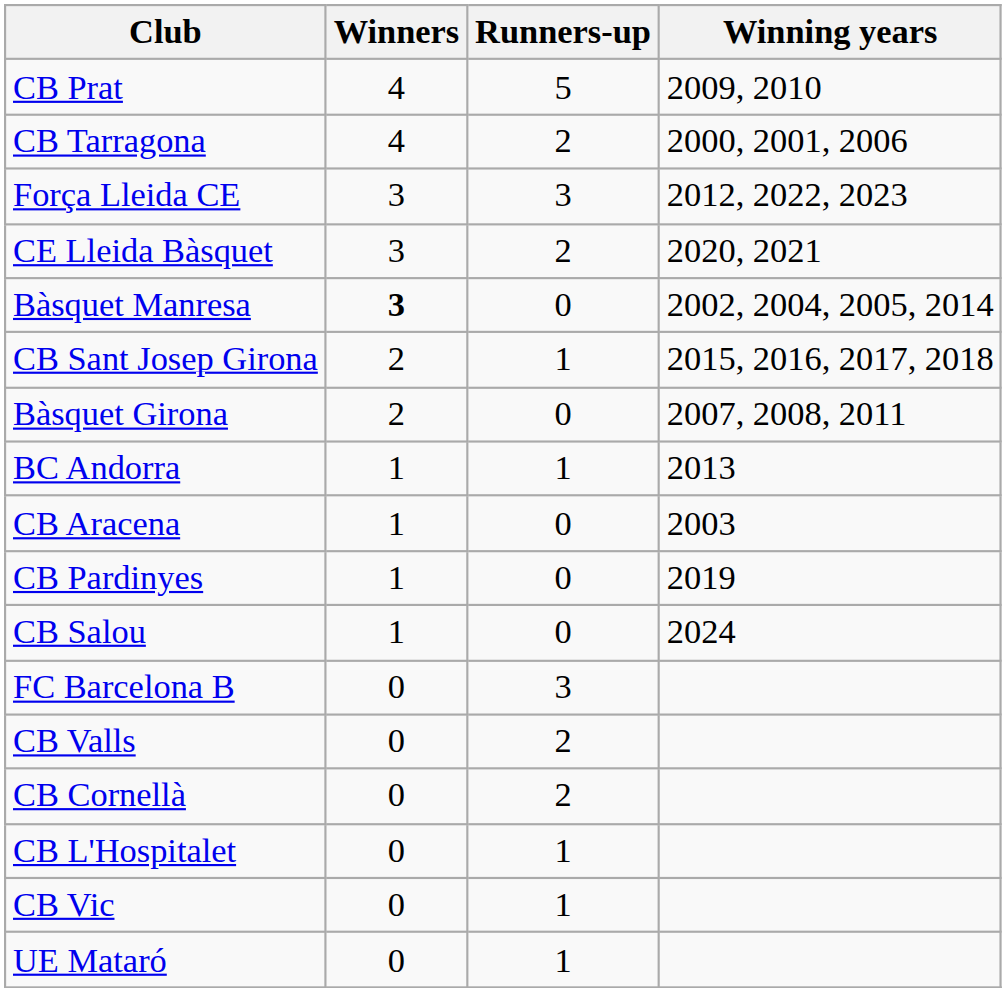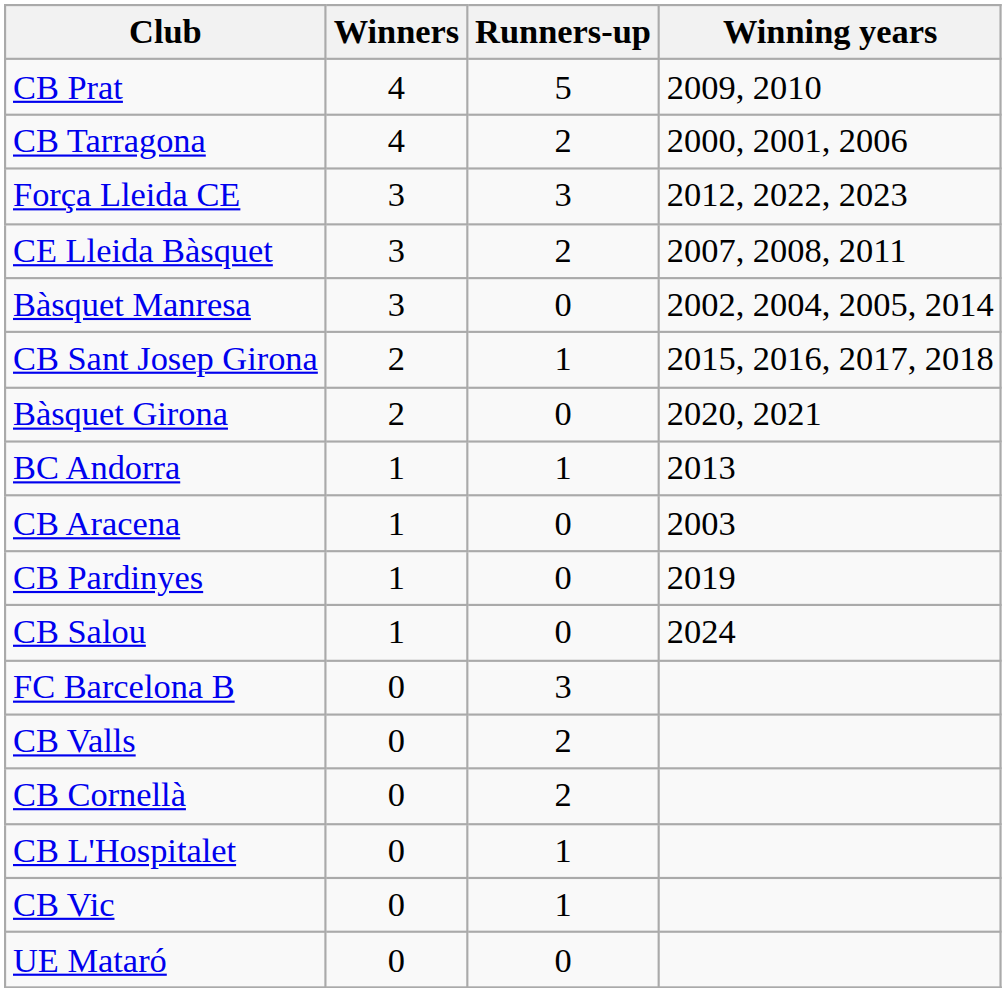(744, 250) 2020, 2021 -> (787, 250) 2007, 2008, 2011
(396, 304) bold -> (396, 304) normal
(787, 413) 2007, 2008, 2011 -> (744, 413) 2020, 2021
(563, 959) 1 -> (563, 959) 0
